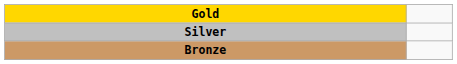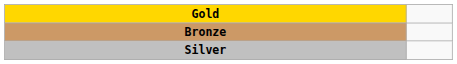rows swapped: (205, 32) <-> (205, 51)
